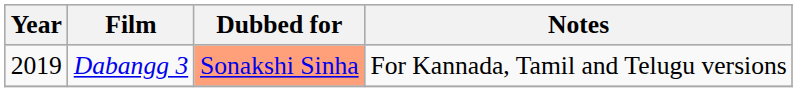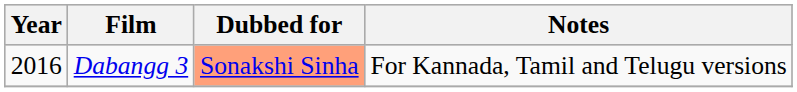(36, 65) 2019 -> (36, 65) 2016
